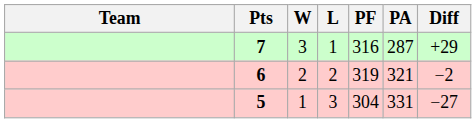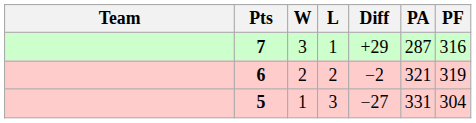columns swapped: (366, 18) <-> (444, 18)
